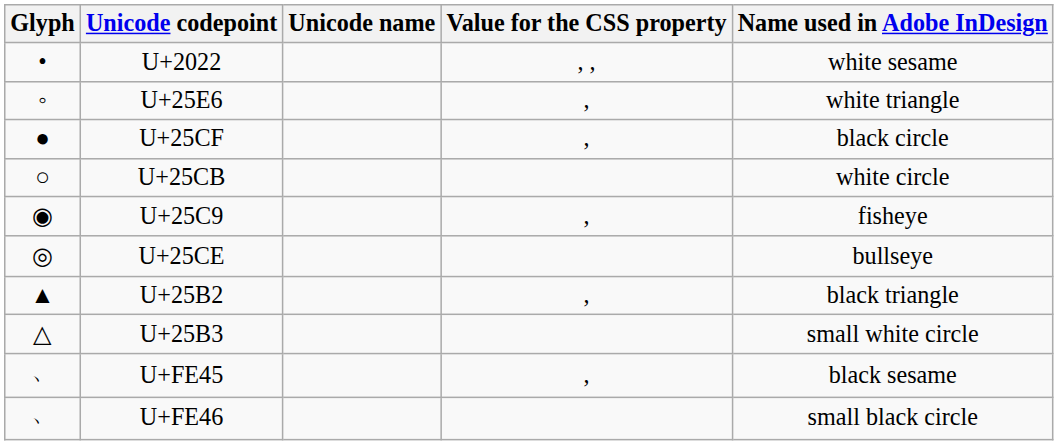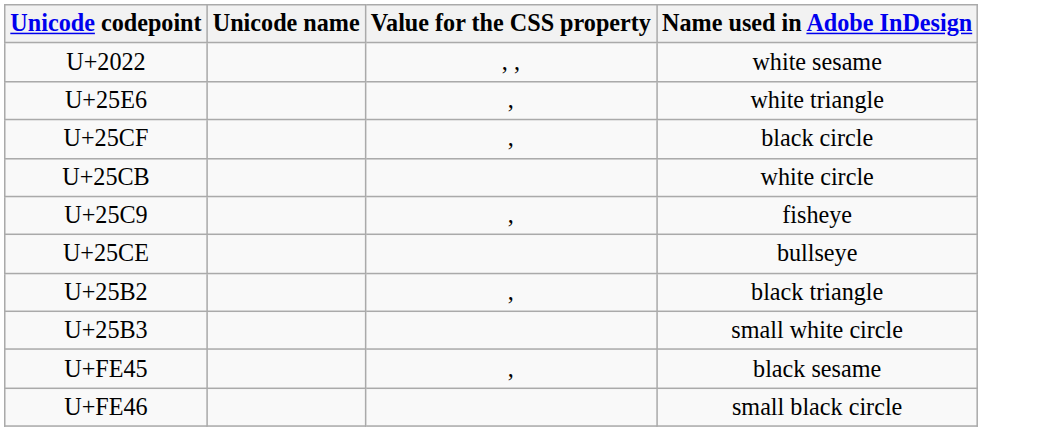- column: (43, 23)
